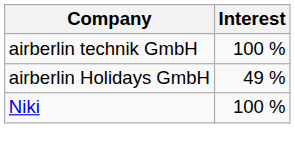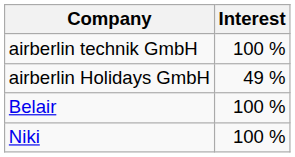+ row: (33, 107)
